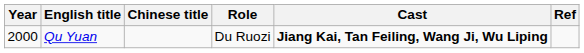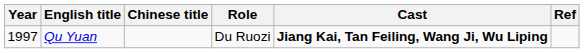(23, 36) 2000 -> (23, 36) 1997
